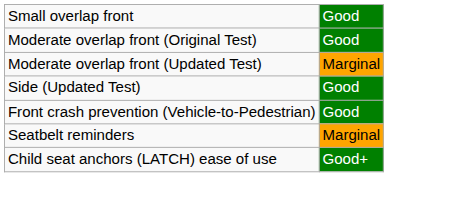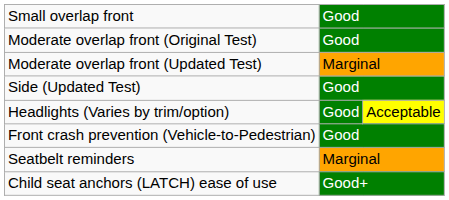+ row: (119, 111)
